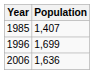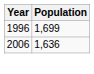- row: (18, 28)
